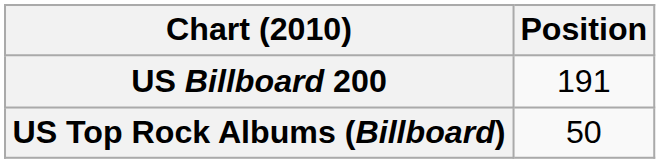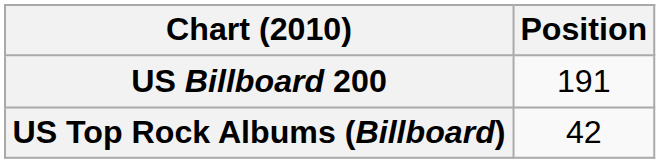(584, 132) 50 -> (584, 132) 42
